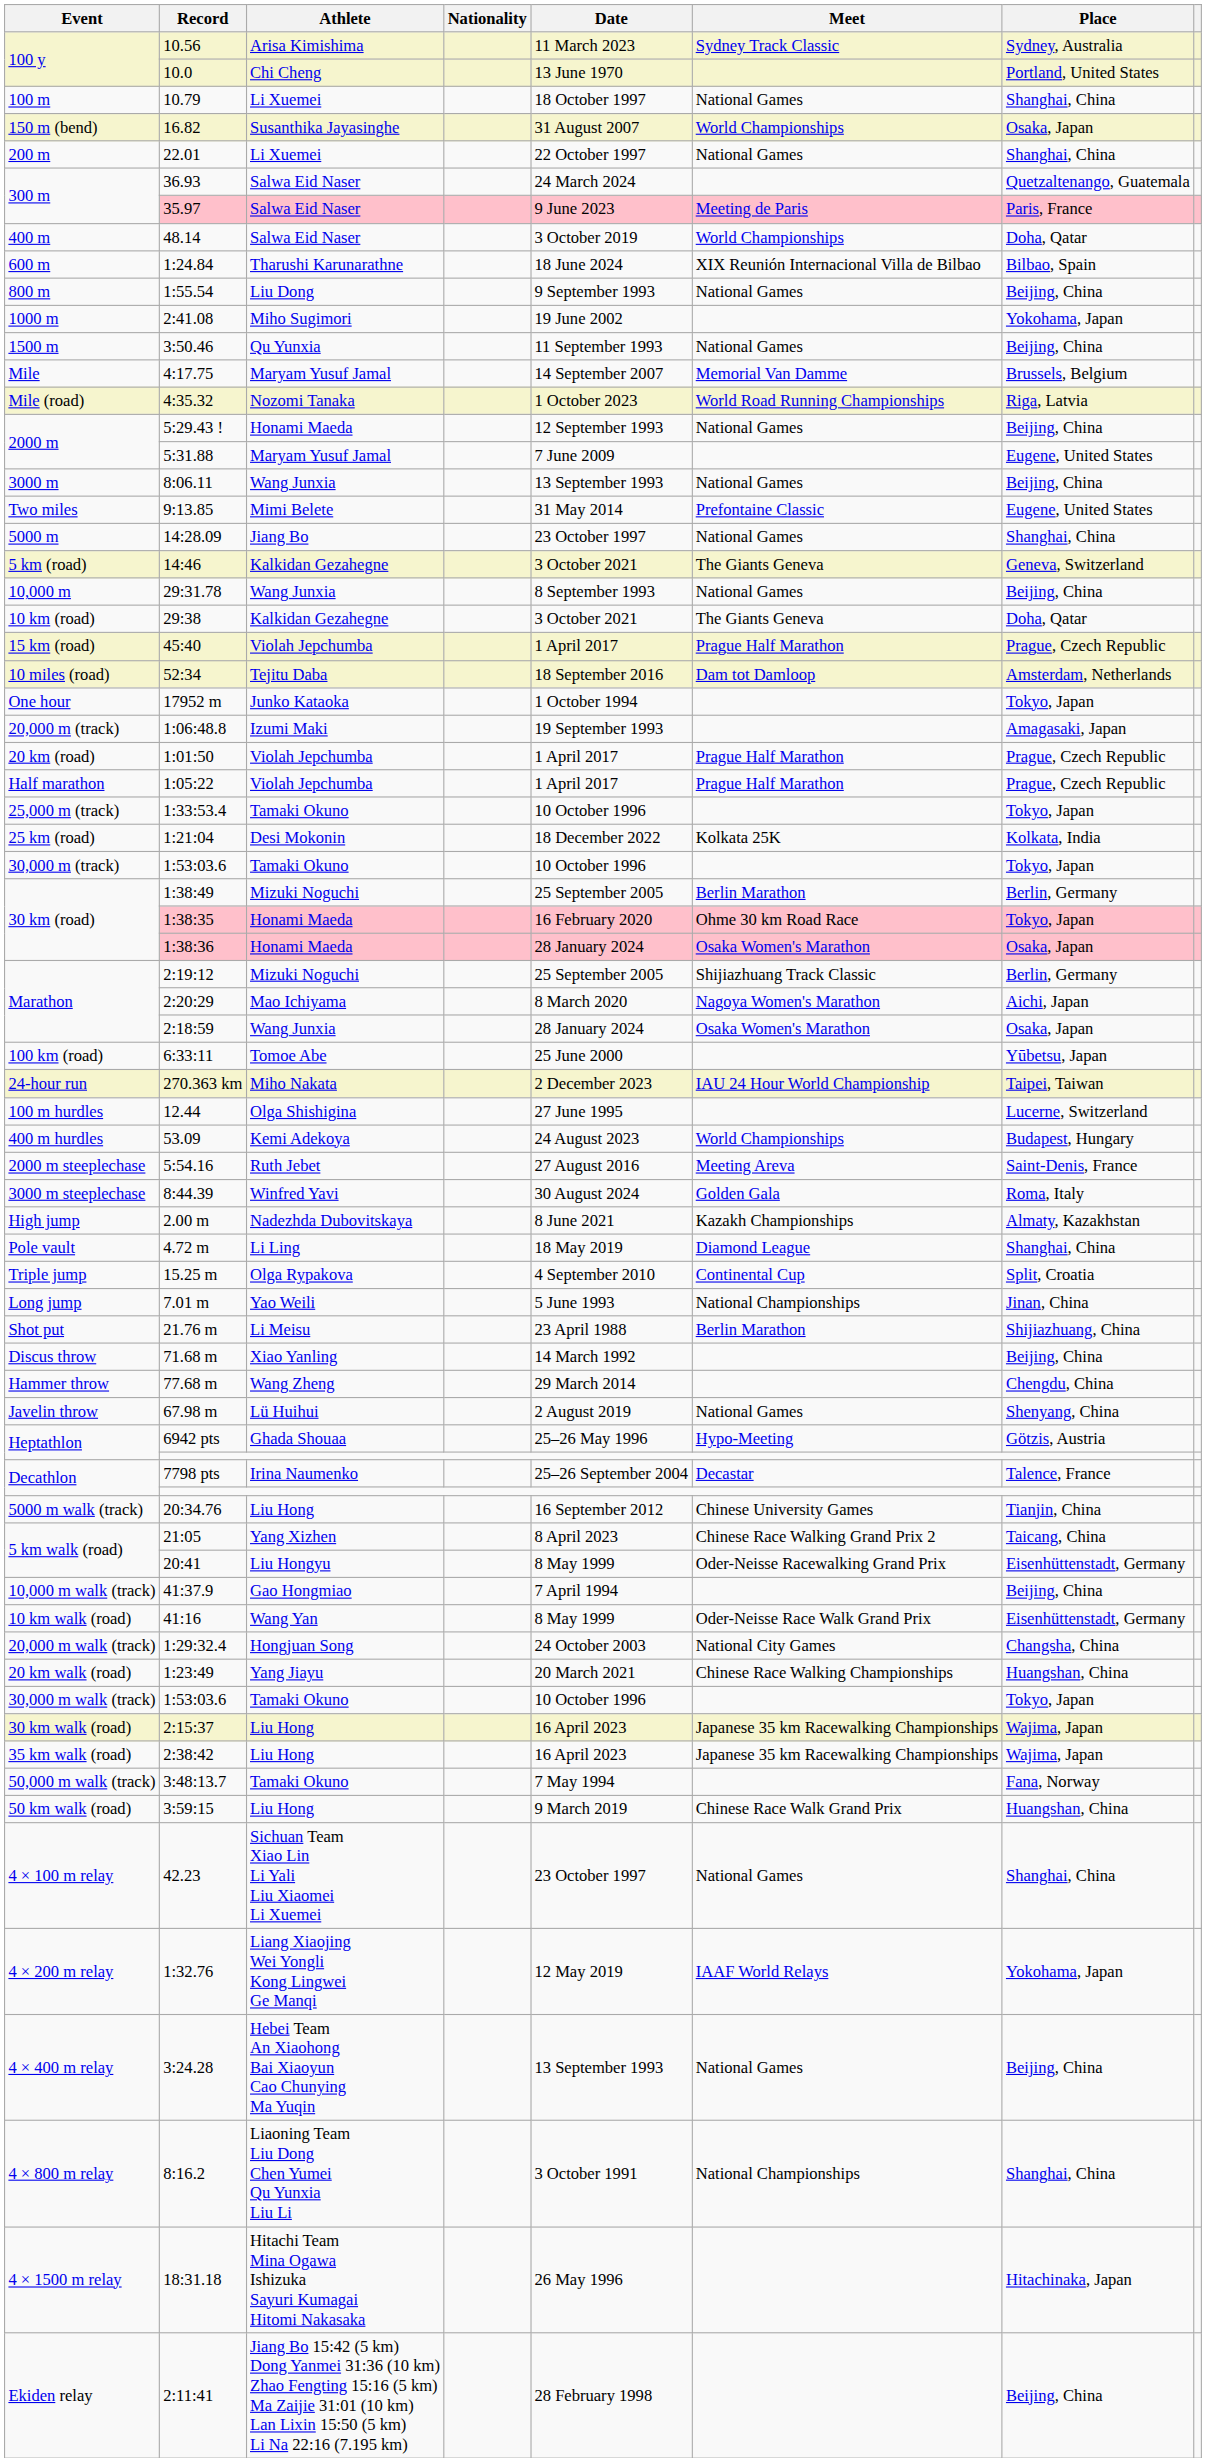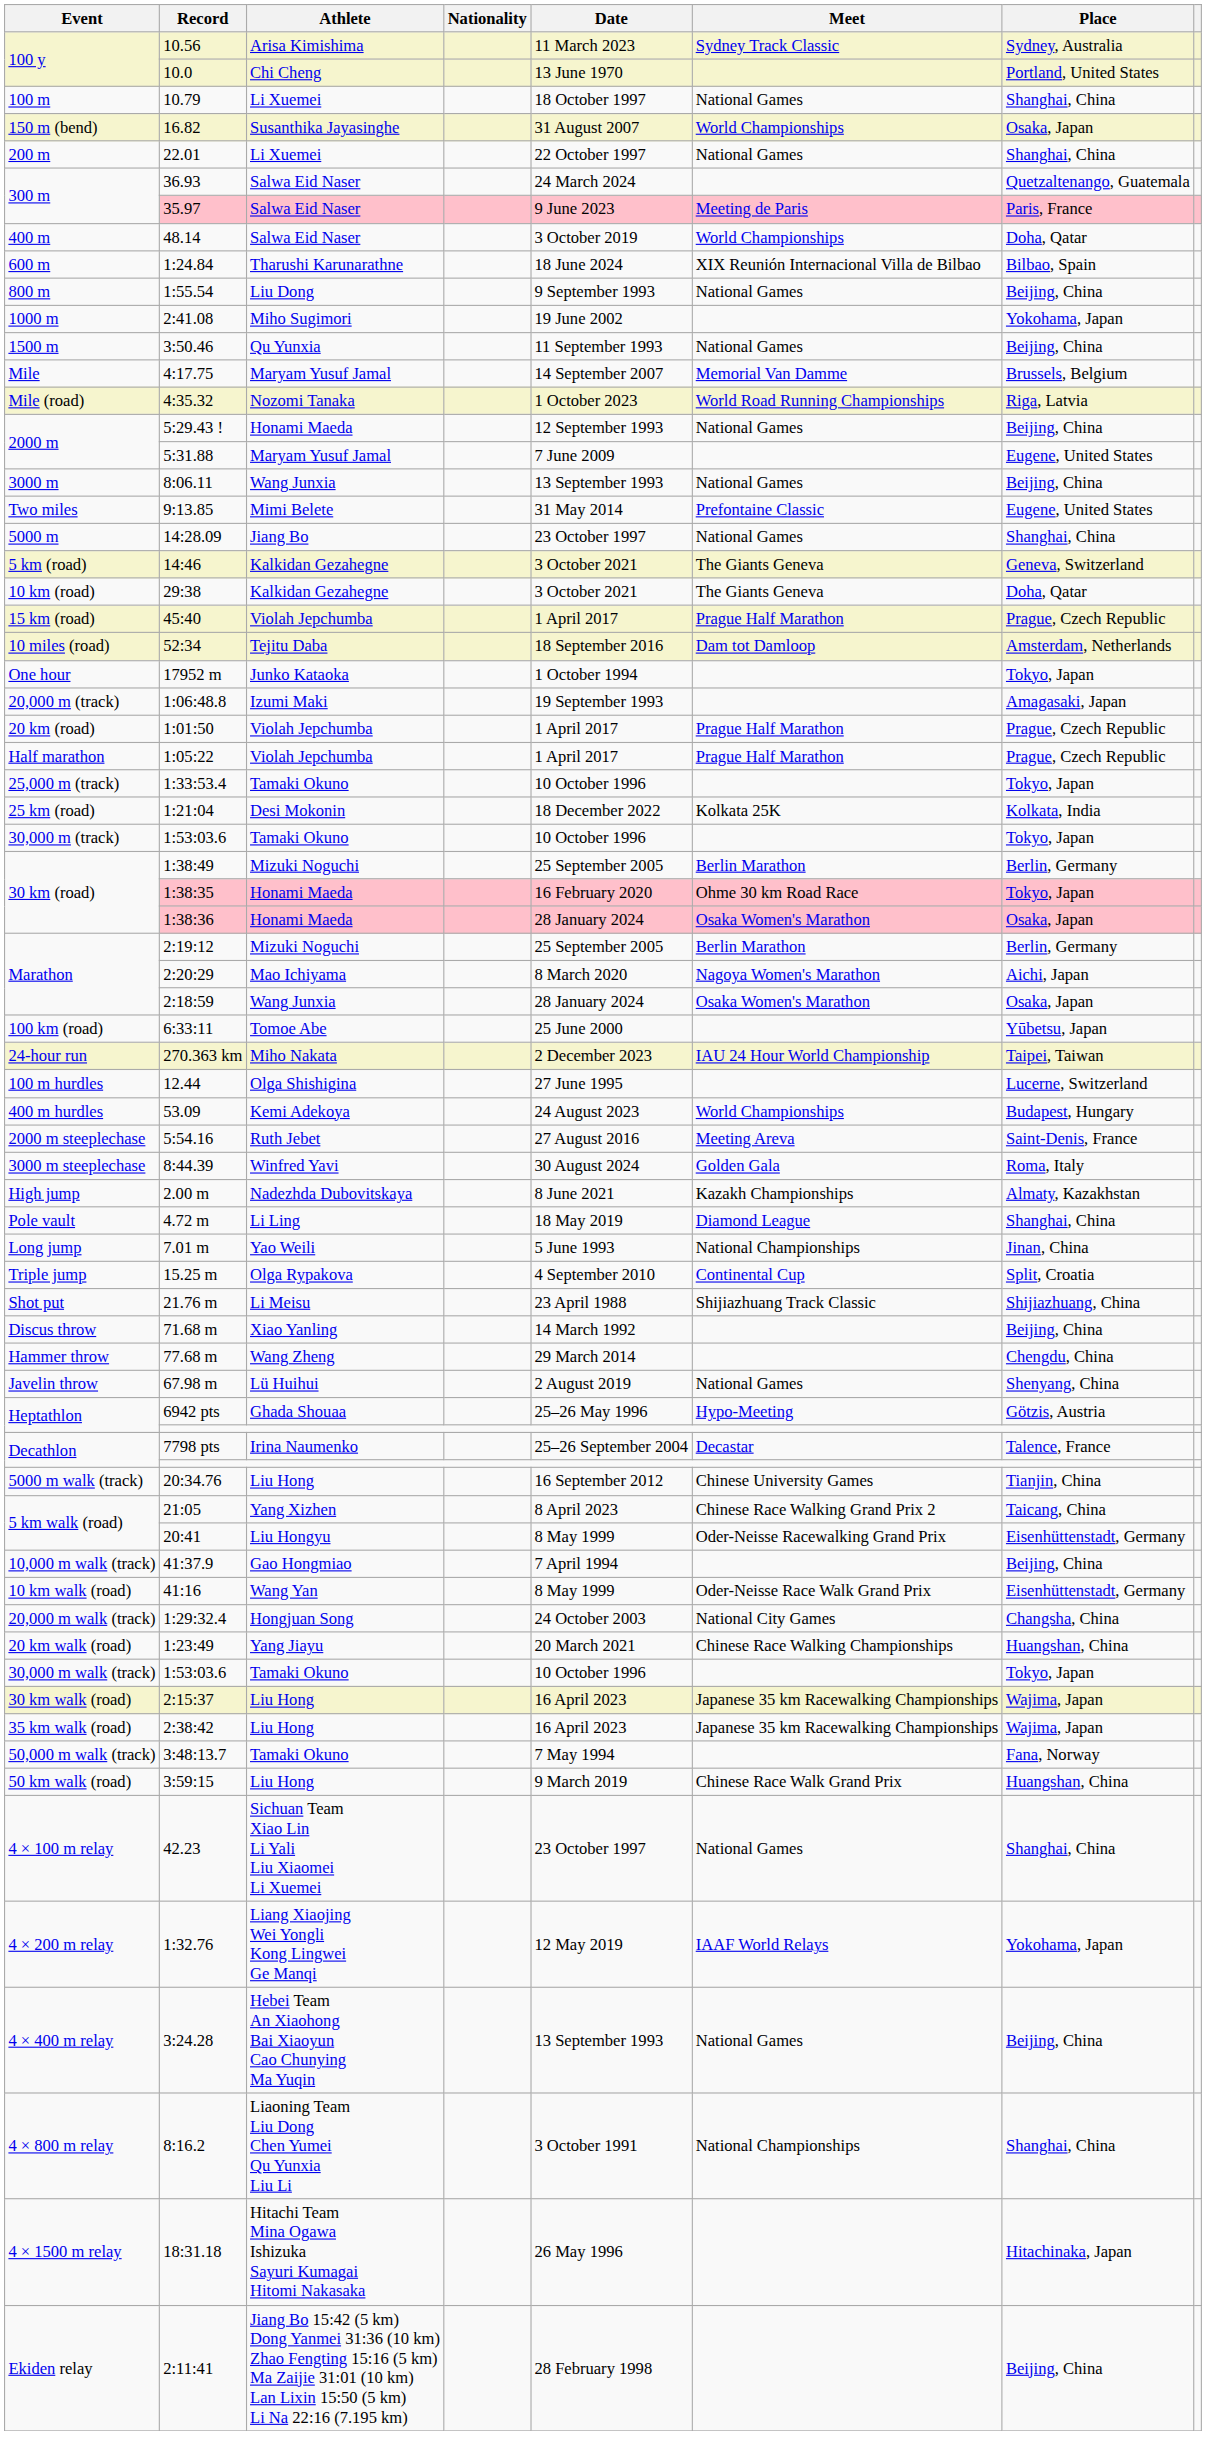- row: (40, 592)
(786, 974) Shijiazhuang Track Classic -> (751, 947) Berlin Marathon
rows swapped: (45, 1302) <-> (47, 1274)
(751, 1329) Berlin Marathon -> (786, 1302) Shijiazhuang Track Classic
